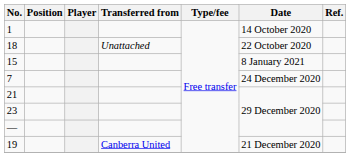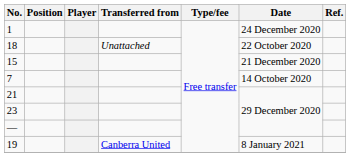(276, 29) 14 October 2020 -> (281, 29) 24 December 2020
(273, 62) 8 January 2021 -> (281, 62) 21 December 2020
(281, 78) 24 December 2020 -> (276, 78) 14 October 2020
(281, 144) 21 December 2020 -> (273, 144) 8 January 2021
